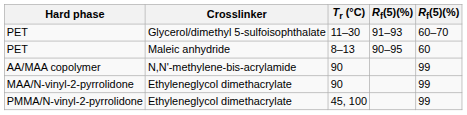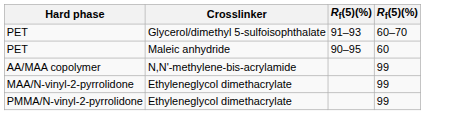- column: (349, 14)
